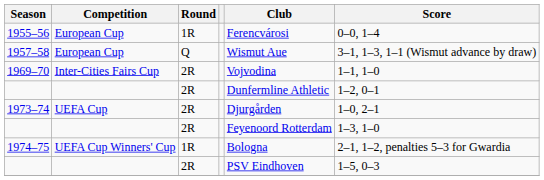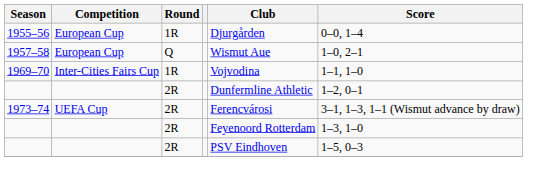(258, 33) Ferencvárosi -> (238, 33) Djurgården
(437, 52) 3–1, 1–3, 1–1 (Wismut advance by draw) -> (342, 52) 1–0, 2–1
(188, 71) 2R -> (172, 71) 1R
(254, 109) Djurgården -> (241, 109) Ferencvárosi
(358, 109) 1–0, 2–1 -> (420, 109) 3–1, 1–3, 1–1 (Wismut advance by draw)
- row: (28, 147)
